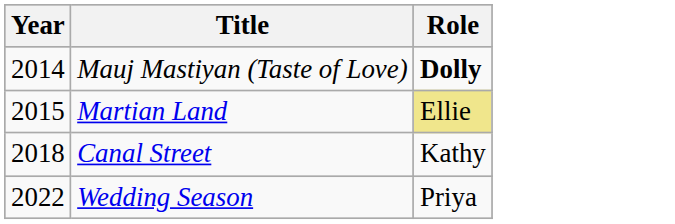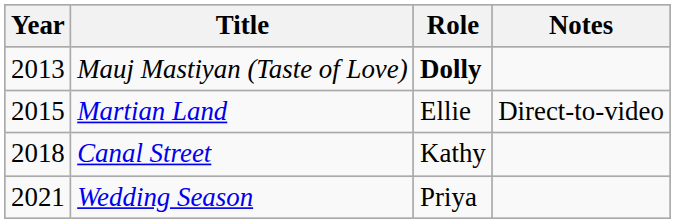+ column: (581, 25)
(38, 68) 2014 -> (38, 68) 2013
(445, 111) khaki background -> (445, 111) no background
(38, 196) 2022 -> (38, 196) 2021
